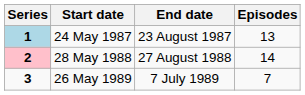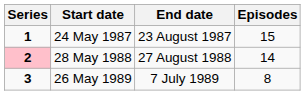(28, 36) lightblue background -> (28, 36) no background
(267, 36) 13 -> (267, 36) 15
(267, 79) 7 -> (267, 79) 8
